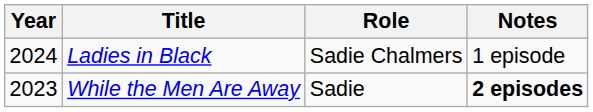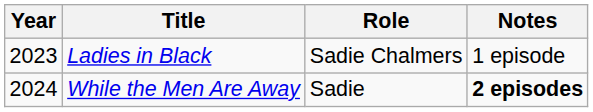(33, 55) 2024 -> (33, 55) 2023
(33, 89) 2023 -> (33, 89) 2024
